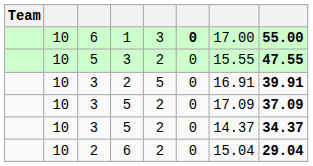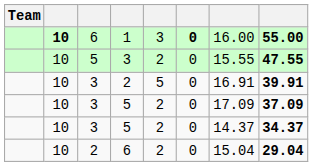(61, 38) normal -> (61, 38) bold
(234, 38) 17.00 -> (234, 38) 16.00
